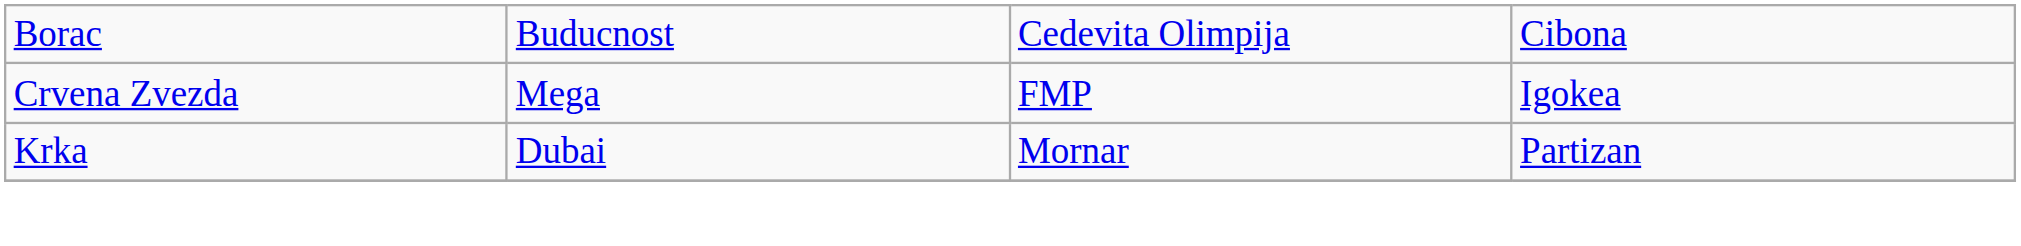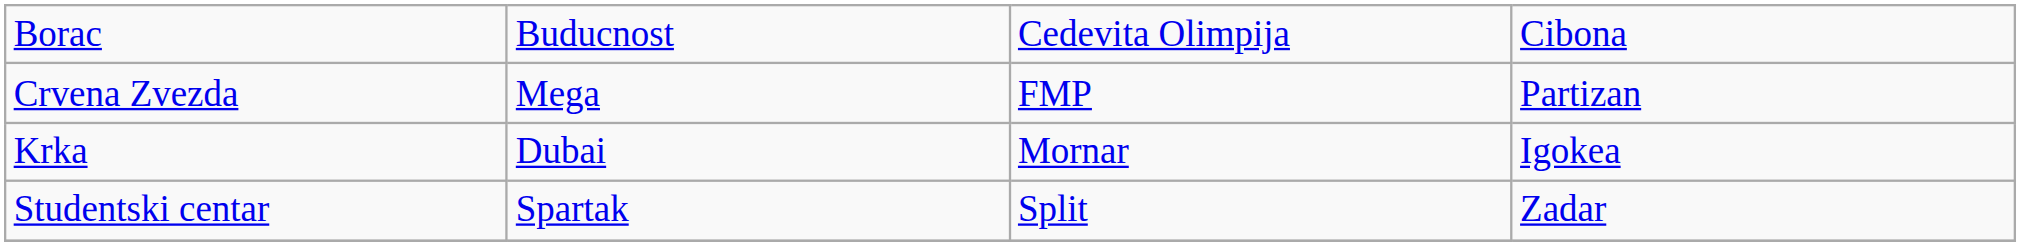(1570, 92) Igokea -> (1581, 92) Partizan
(1581, 151) Partizan -> (1570, 151) Igokea
+ row: (141, 209)
